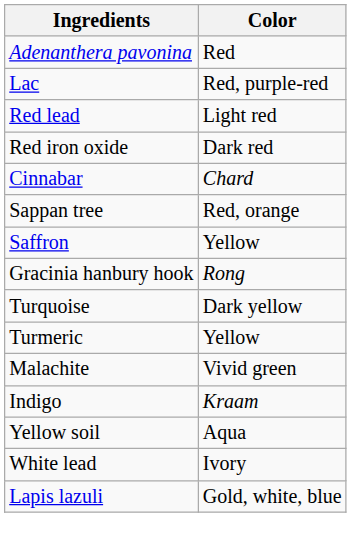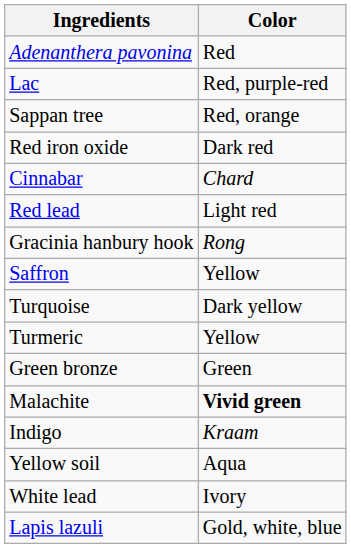rows swapped: (56, 210) <-> (44, 115)
rows swapped: (39, 242) <-> (101, 274)
+ row: (63, 369)
(250, 369) normal -> (252, 400) bold
